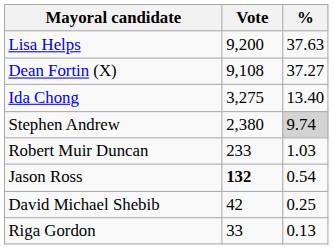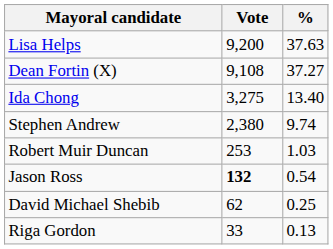(301, 124) lightgrey background -> (301, 124) no background
(239, 151) 233 -> (239, 151) 253
(235, 204) 42 -> (235, 204) 62
